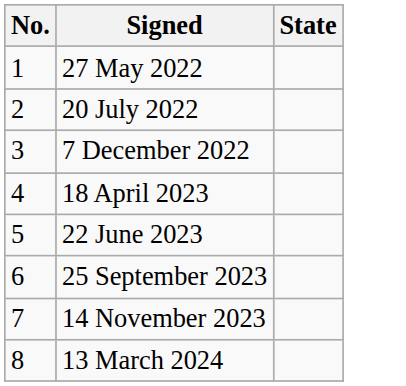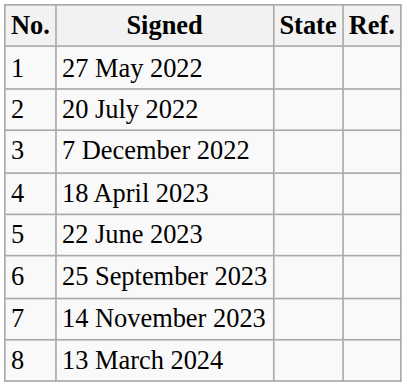+ column: (372, 25)
